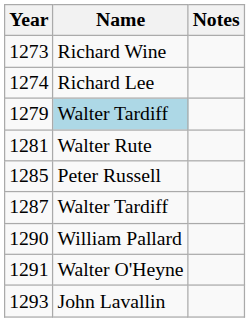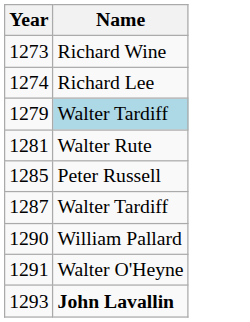- column: (216, 20)
(111, 301) normal -> (116, 301) bold
